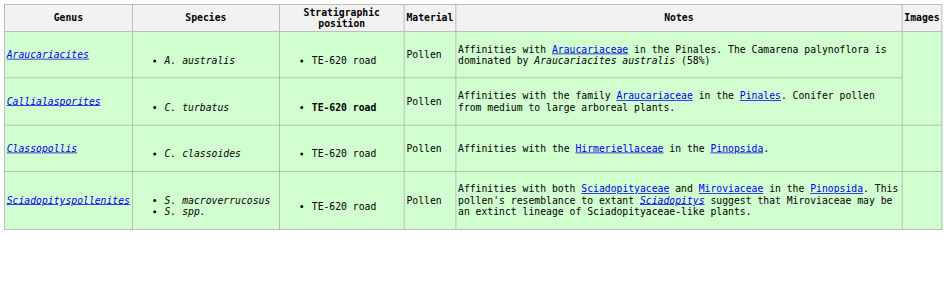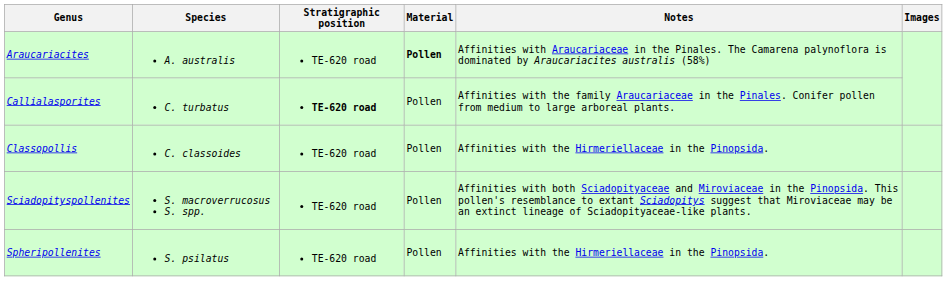(424, 55) normal -> (424, 55) bold
+ row: (54, 253)
